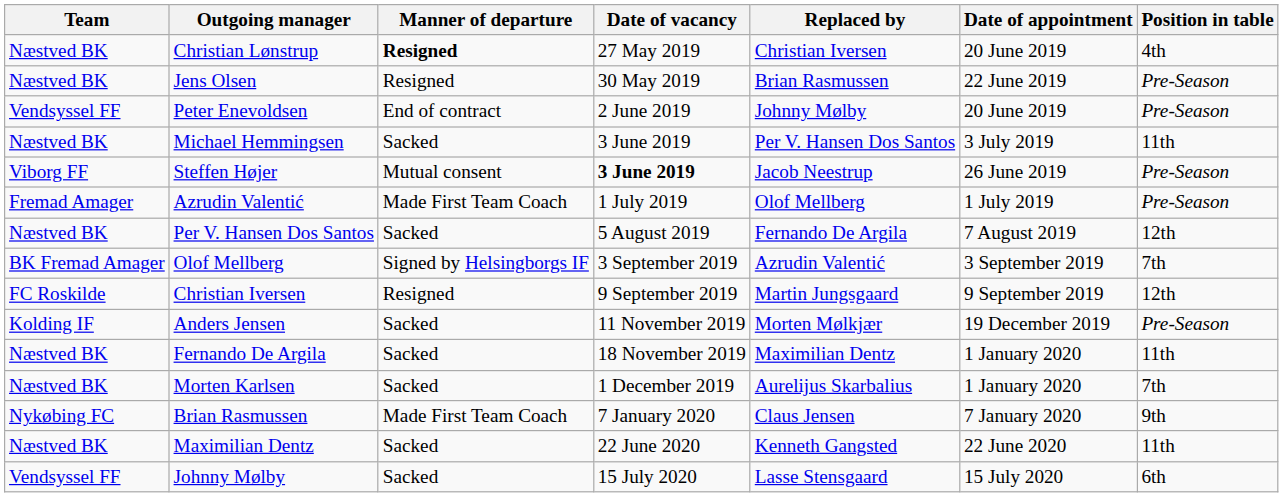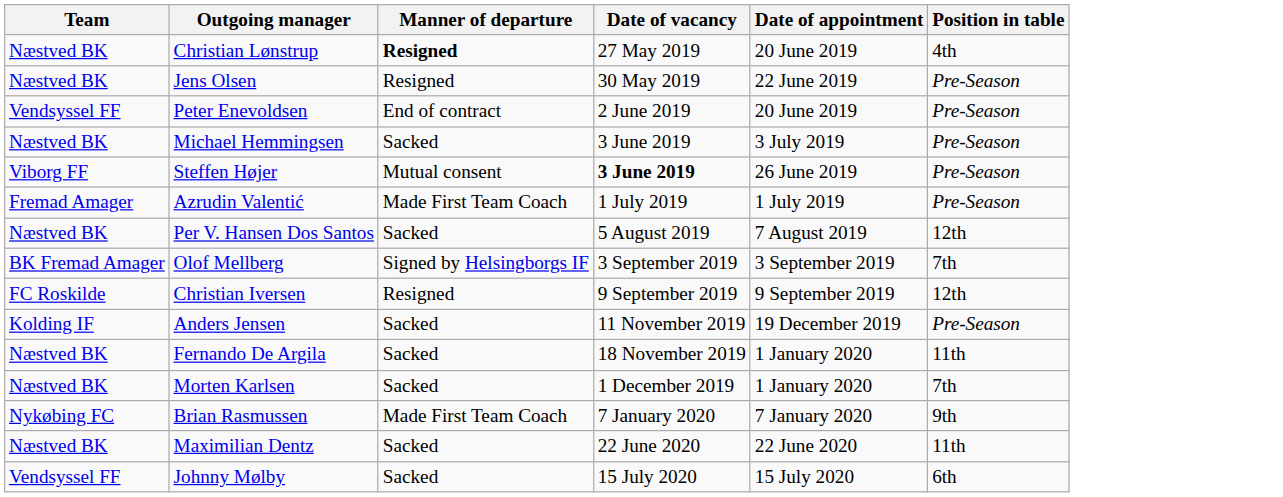- column: (855, 19)
(1158, 141) 11th -> (976, 141) Pre-Season
